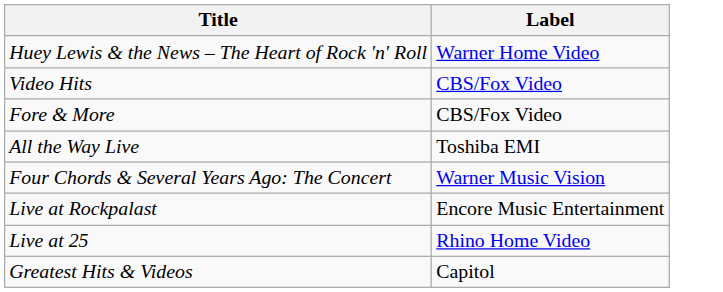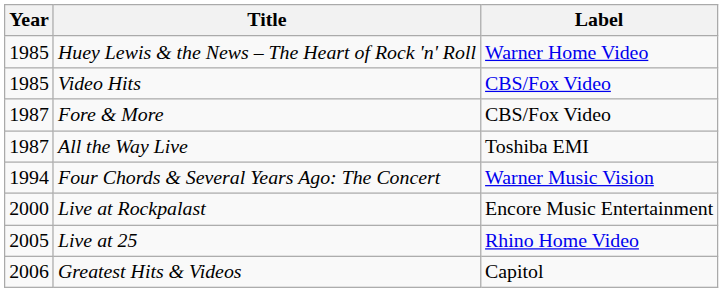+ column: (29, 20)
